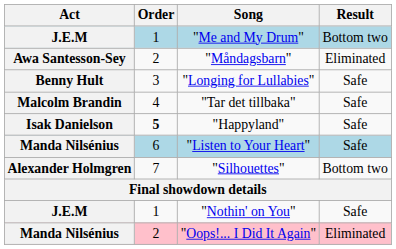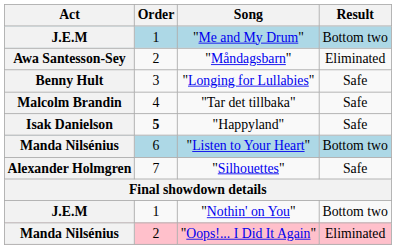(355, 146) Safe -> (355, 146) Bottom two
(355, 168) Bottom two -> (355, 168) Safe
(355, 211) Safe -> (355, 211) Bottom two
